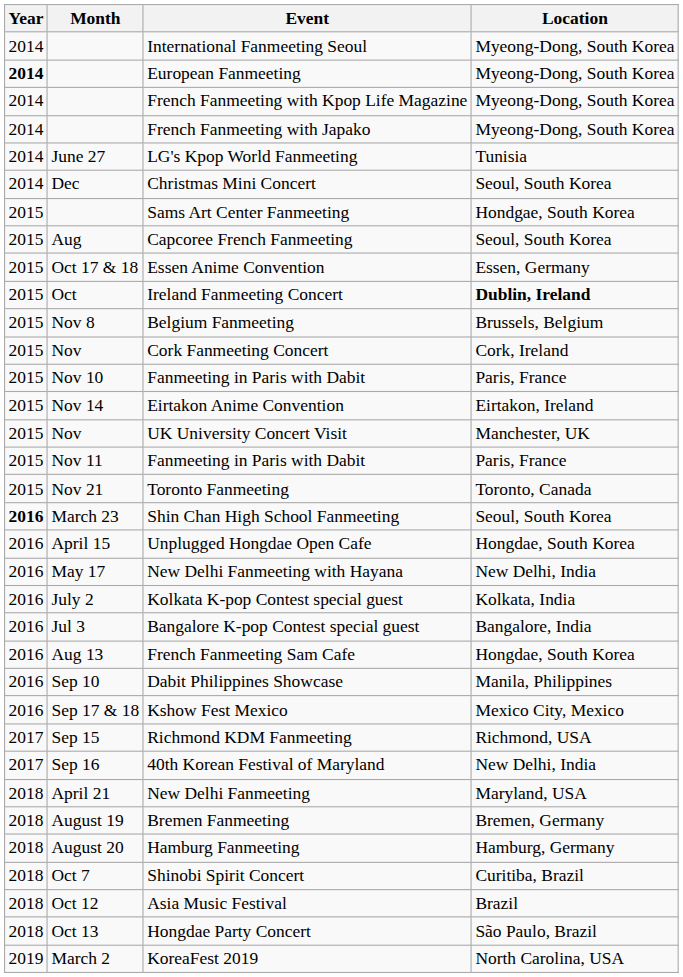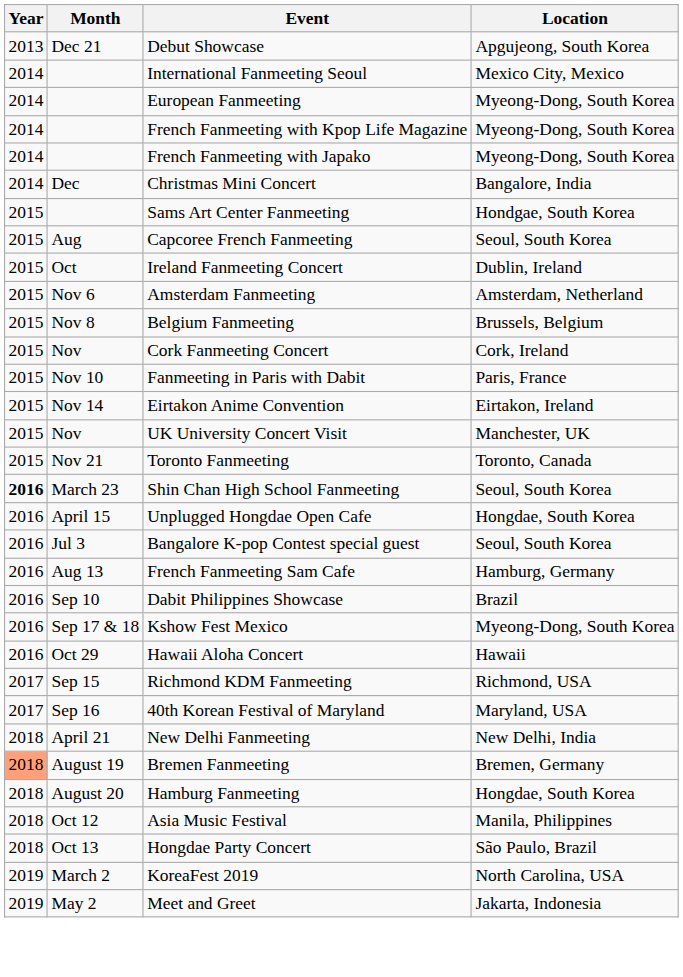+ row: (76, 45)
(575, 45) Myeong-Dong, South Korea -> (550, 73) Mexico City, Mexico
(26, 73) bold -> (26, 101) normal
- row: (78, 156)
(543, 184) Seoul, South Korea -> (534, 184) Bangalore, India
- row: (95, 267)
(533, 294) bold -> (529, 267) normal
+ row: (73, 294)
- row: (77, 460)
- row: (78, 571)
- row: (73, 599)
(534, 626) Bangalore, India -> (543, 543) Seoul, South Korea
(555, 654) Hongdae, South Korea -> (545, 571) Hamburg, Germany
(544, 682) Manila, Philippines -> (497, 599) Brazil
(550, 709) Mexico City, Mexico -> (575, 626) Myeong-Dong, South Korea
+ row: (75, 654)
(536, 765) New Delhi, India -> (531, 709) Maryland, USA
(531, 792) Maryland, USA -> (536, 737) New Delhi, India
(26, 820) no background -> (26, 765) lightsalmon background
(545, 848) Hamburg, Germany -> (555, 792) Hongdae, South Korea
- row: (71, 875)
(497, 903) Brazil -> (544, 820) Manila, Philippines
+ row: (74, 903)
